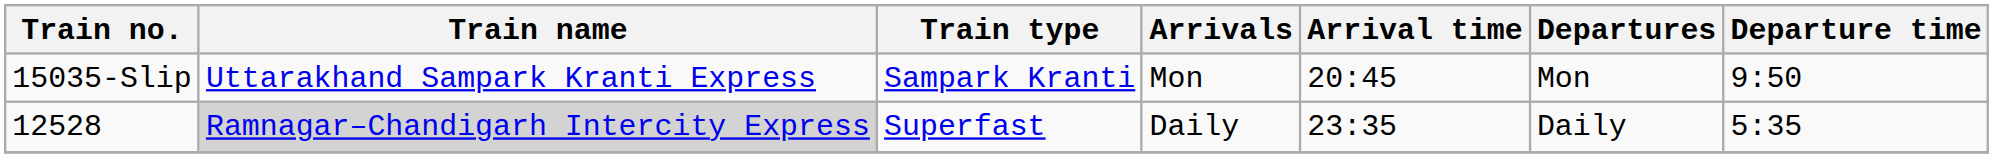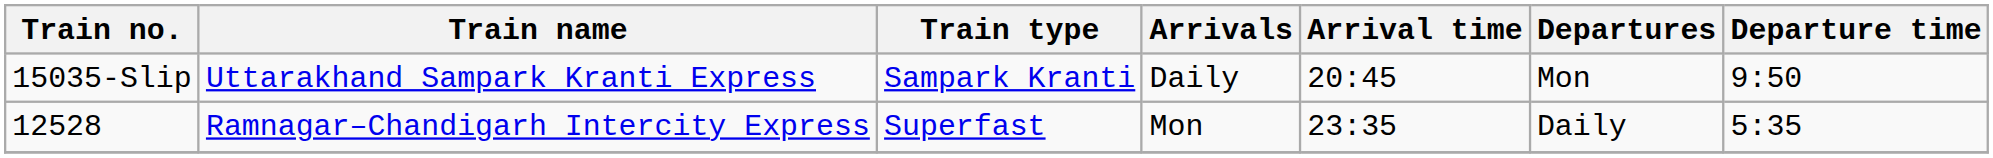(1176, 78) Mon -> (1194, 78) Daily
(538, 127) lightgrey background -> (538, 127) no background
(1194, 127) Daily -> (1176, 127) Mon
